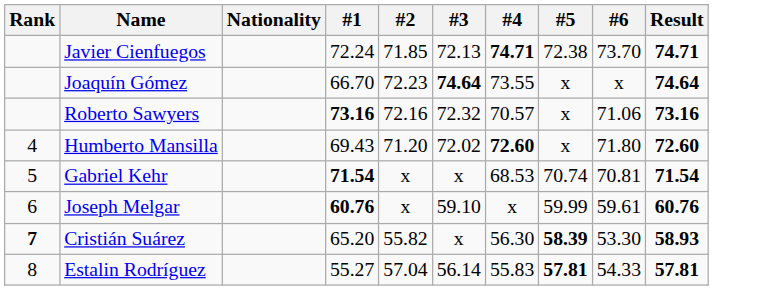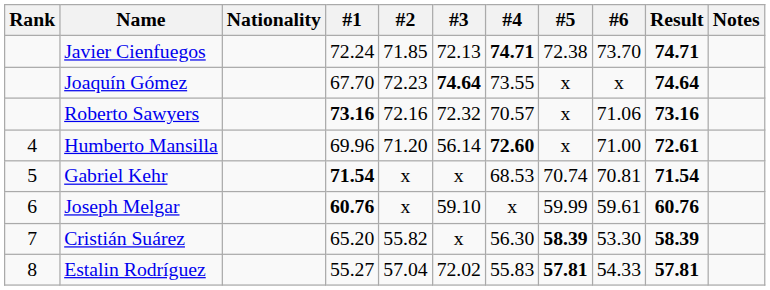+ column: (736, 20)
(352, 82) 66.70 -> (352, 82) 67.70
(352, 144) 69.43 -> (352, 144) 69.96
(459, 144) 72.02 -> (459, 144) 56.14
(619, 144) 71.80 -> (619, 144) 71.00
(677, 144) 72.60 -> (677, 144) 72.61
(32, 238) bold -> (32, 238) normal
(677, 238) 58.93 -> (677, 238) 58.39
(459, 269) 56.14 -> (459, 269) 72.02
